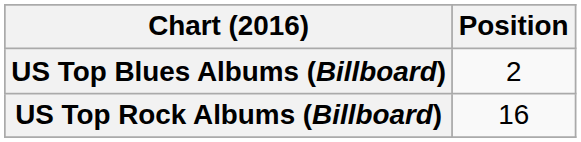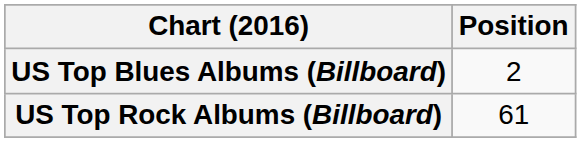(514, 114) 16 -> (514, 114) 61
